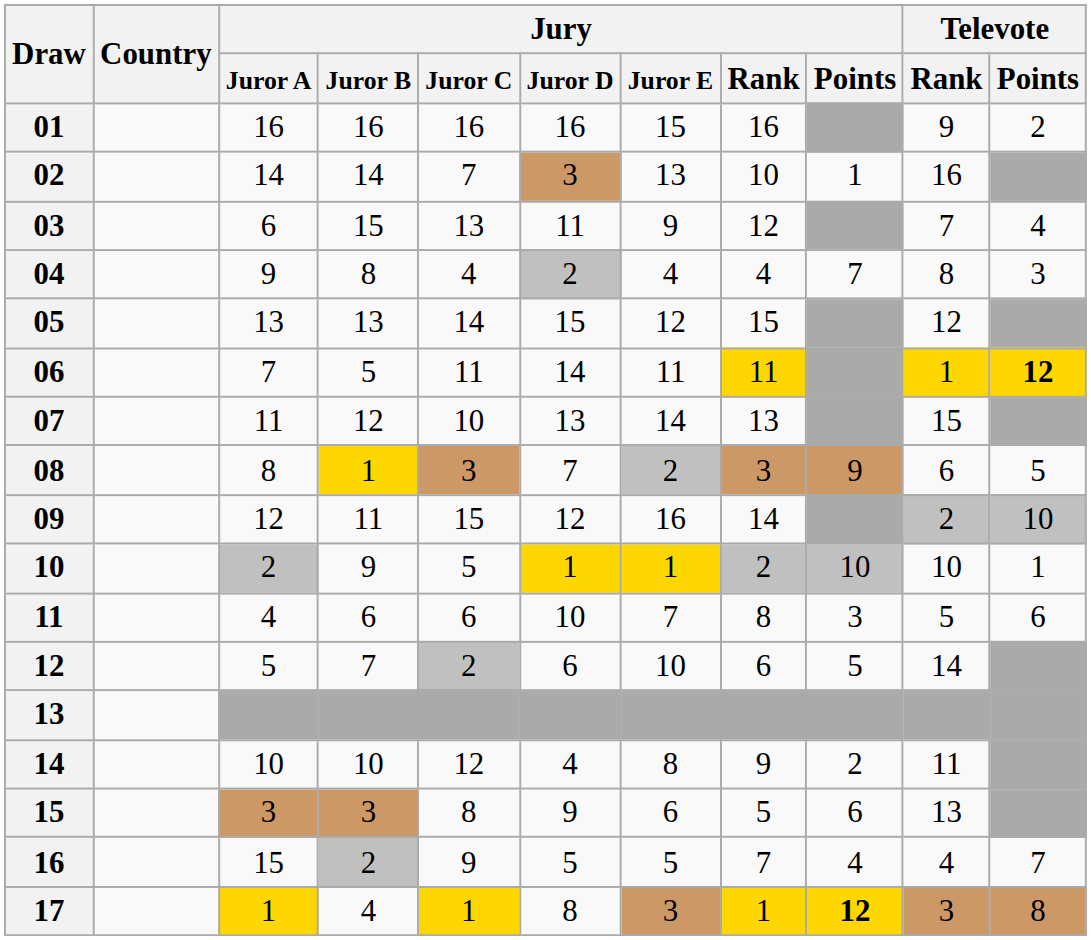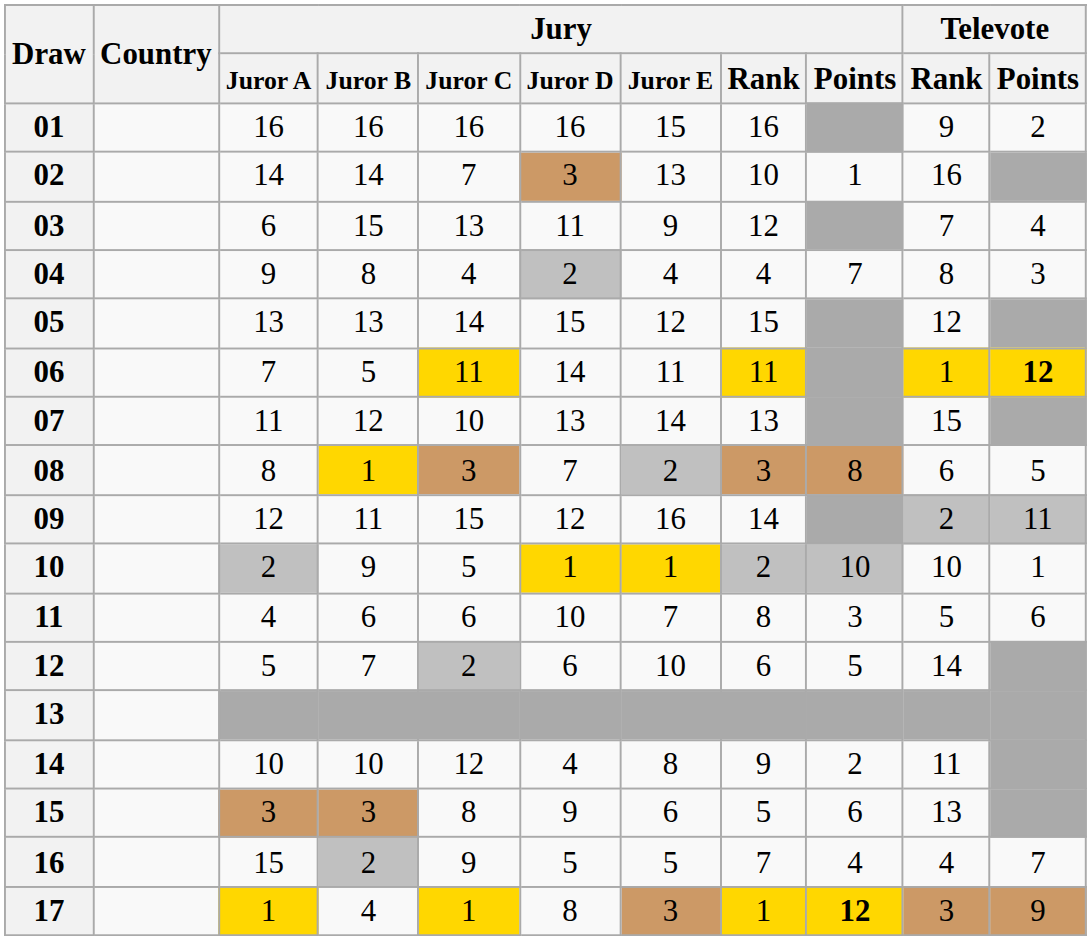(469, 371) no background -> (469, 371) gold background
(855, 469) 9 -> (855, 469) 8
(1038, 518) 10 -> (1038, 518) 11
(1038, 910) 8 -> (1038, 910) 9
